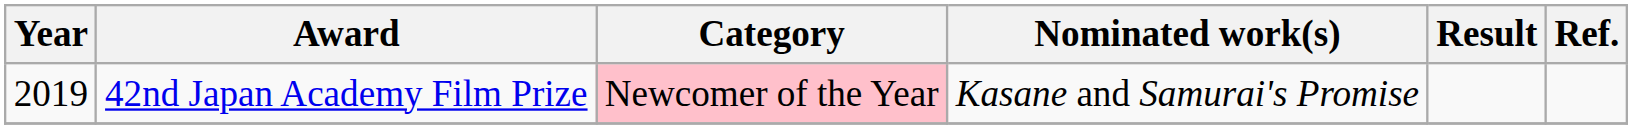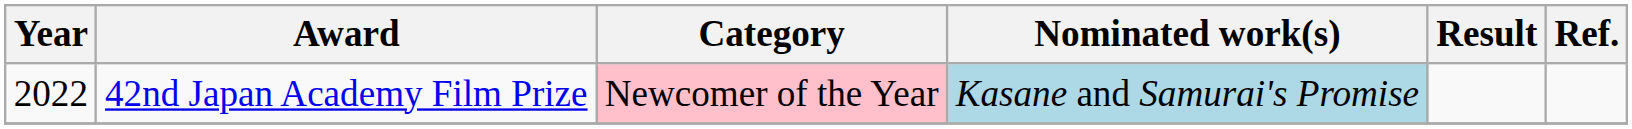(51, 92) 2019 -> (51, 92) 2022
(1187, 92) no background -> (1187, 92) lightblue background
